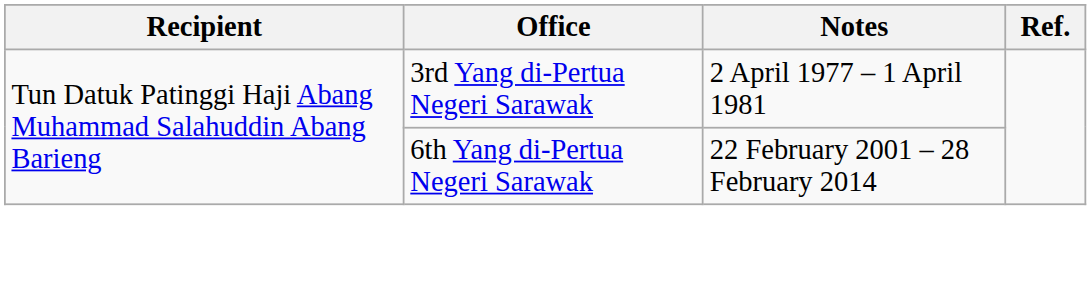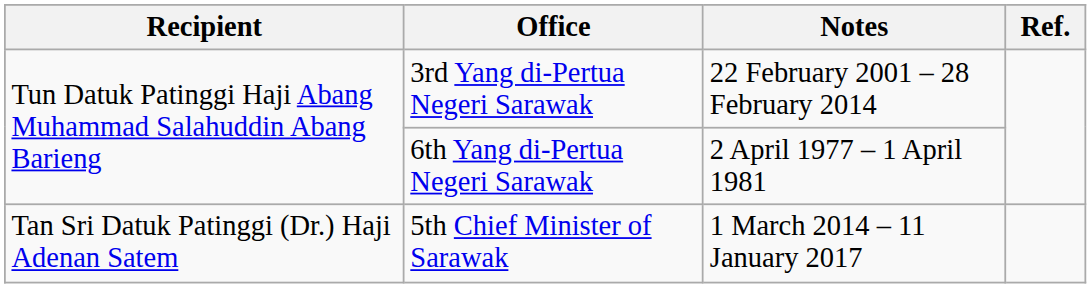(836, 88) 2 April 1977 – 1 April 1981 -> (840, 88) 22 February 2001 – 28 February 2014
(840, 165) 22 February 2001 – 28 February 2014 -> (836, 165) 2 April 1977 – 1 April 1981
+ row: (531, 242)
